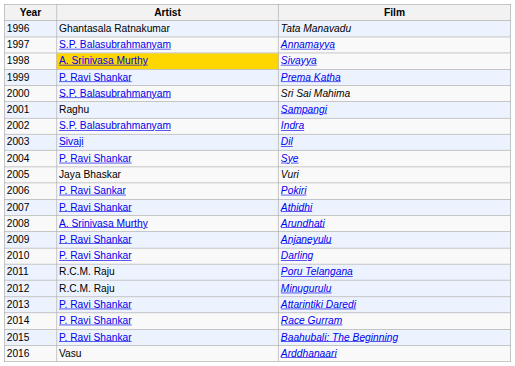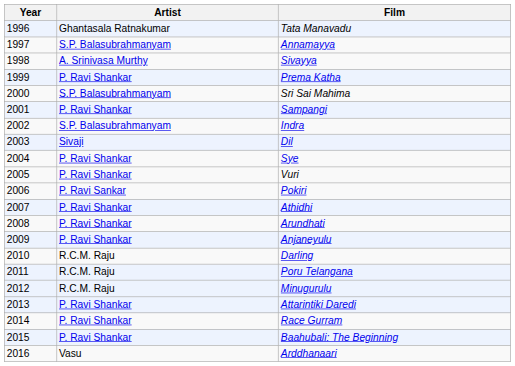(103, 61) gold background -> (103, 61) no background
(74, 110) Raghu -> (95, 110) P. Ravi Shankar
(90, 175) Jaya Bhaskar -> (95, 175) P. Ravi Shankar
(103, 223) A. Srinivasa Murthy -> (95, 223) P. Ravi Shankar
(95, 256) P. Ravi Shankar -> (87, 256) R.C.M. Raju
